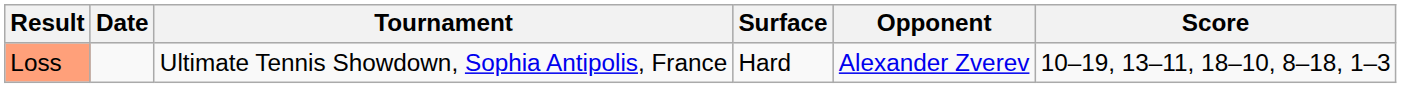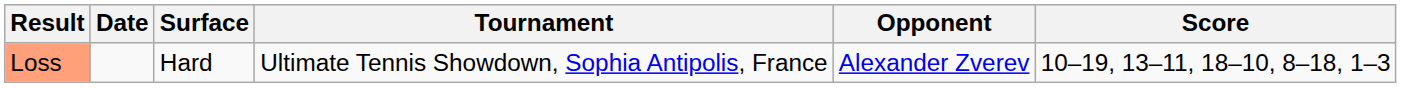columns swapped: (444, 23) <-> (783, 23)
